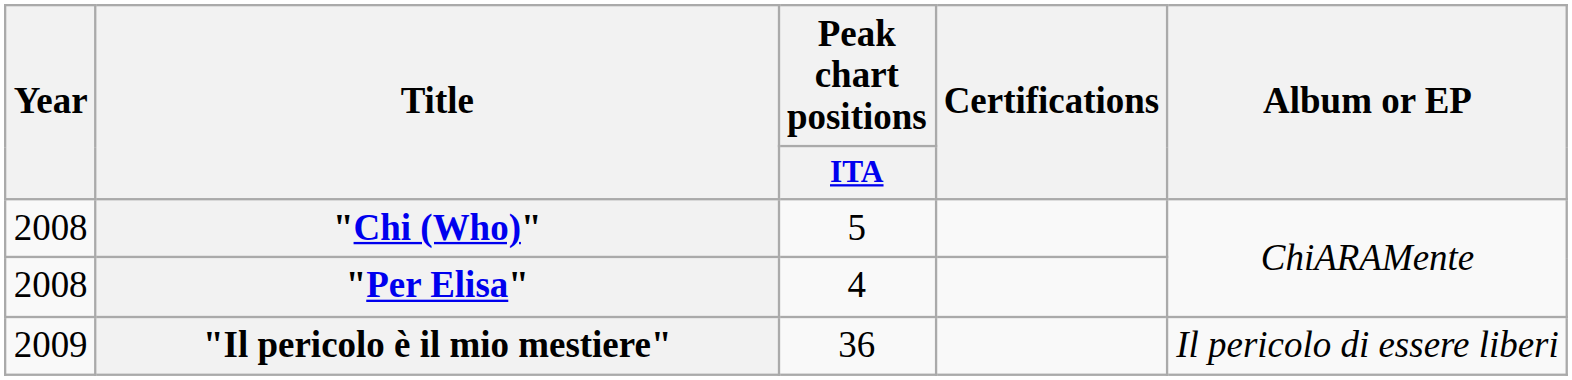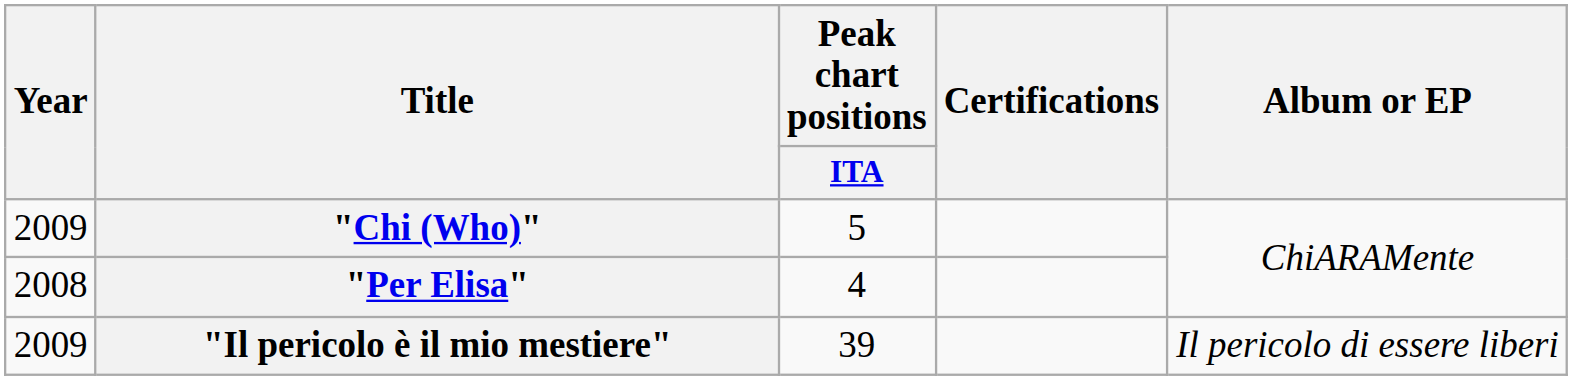(51, 227) 2008 -> (51, 227) 2009
(857, 344) 36 -> (857, 344) 39
